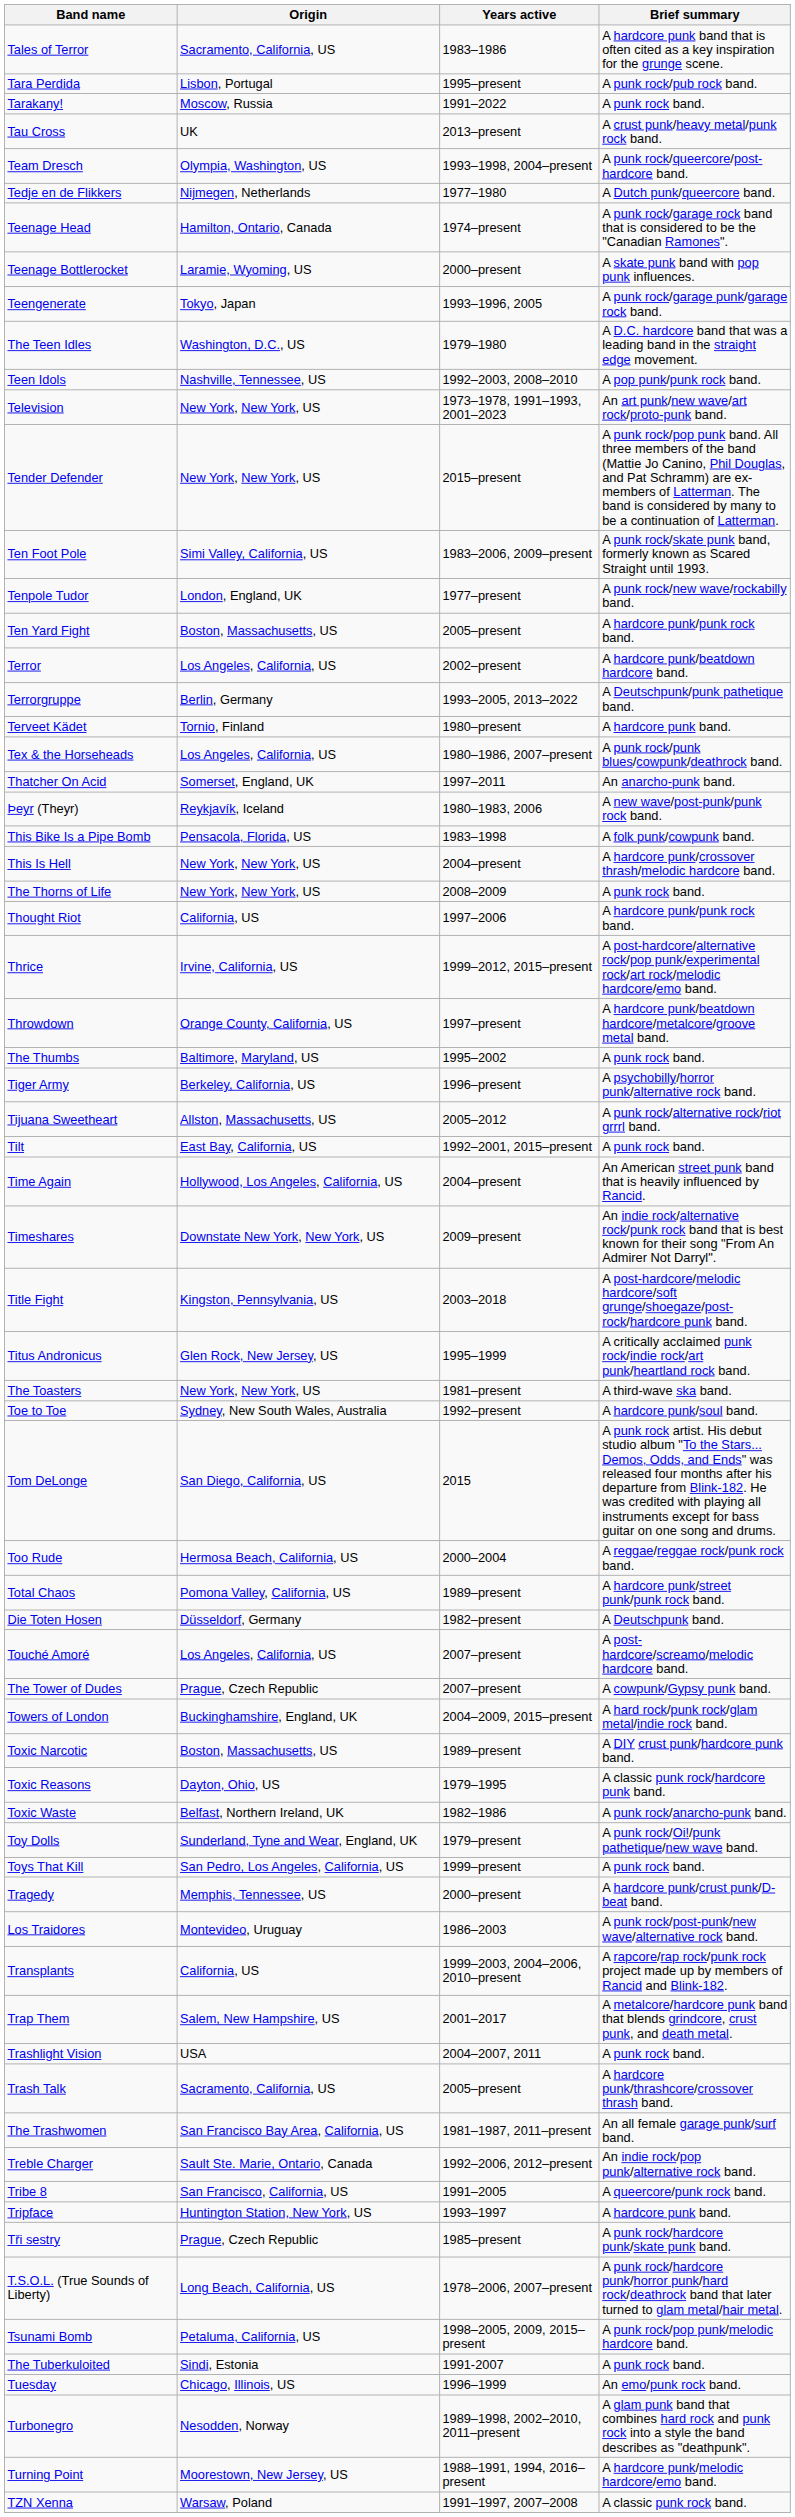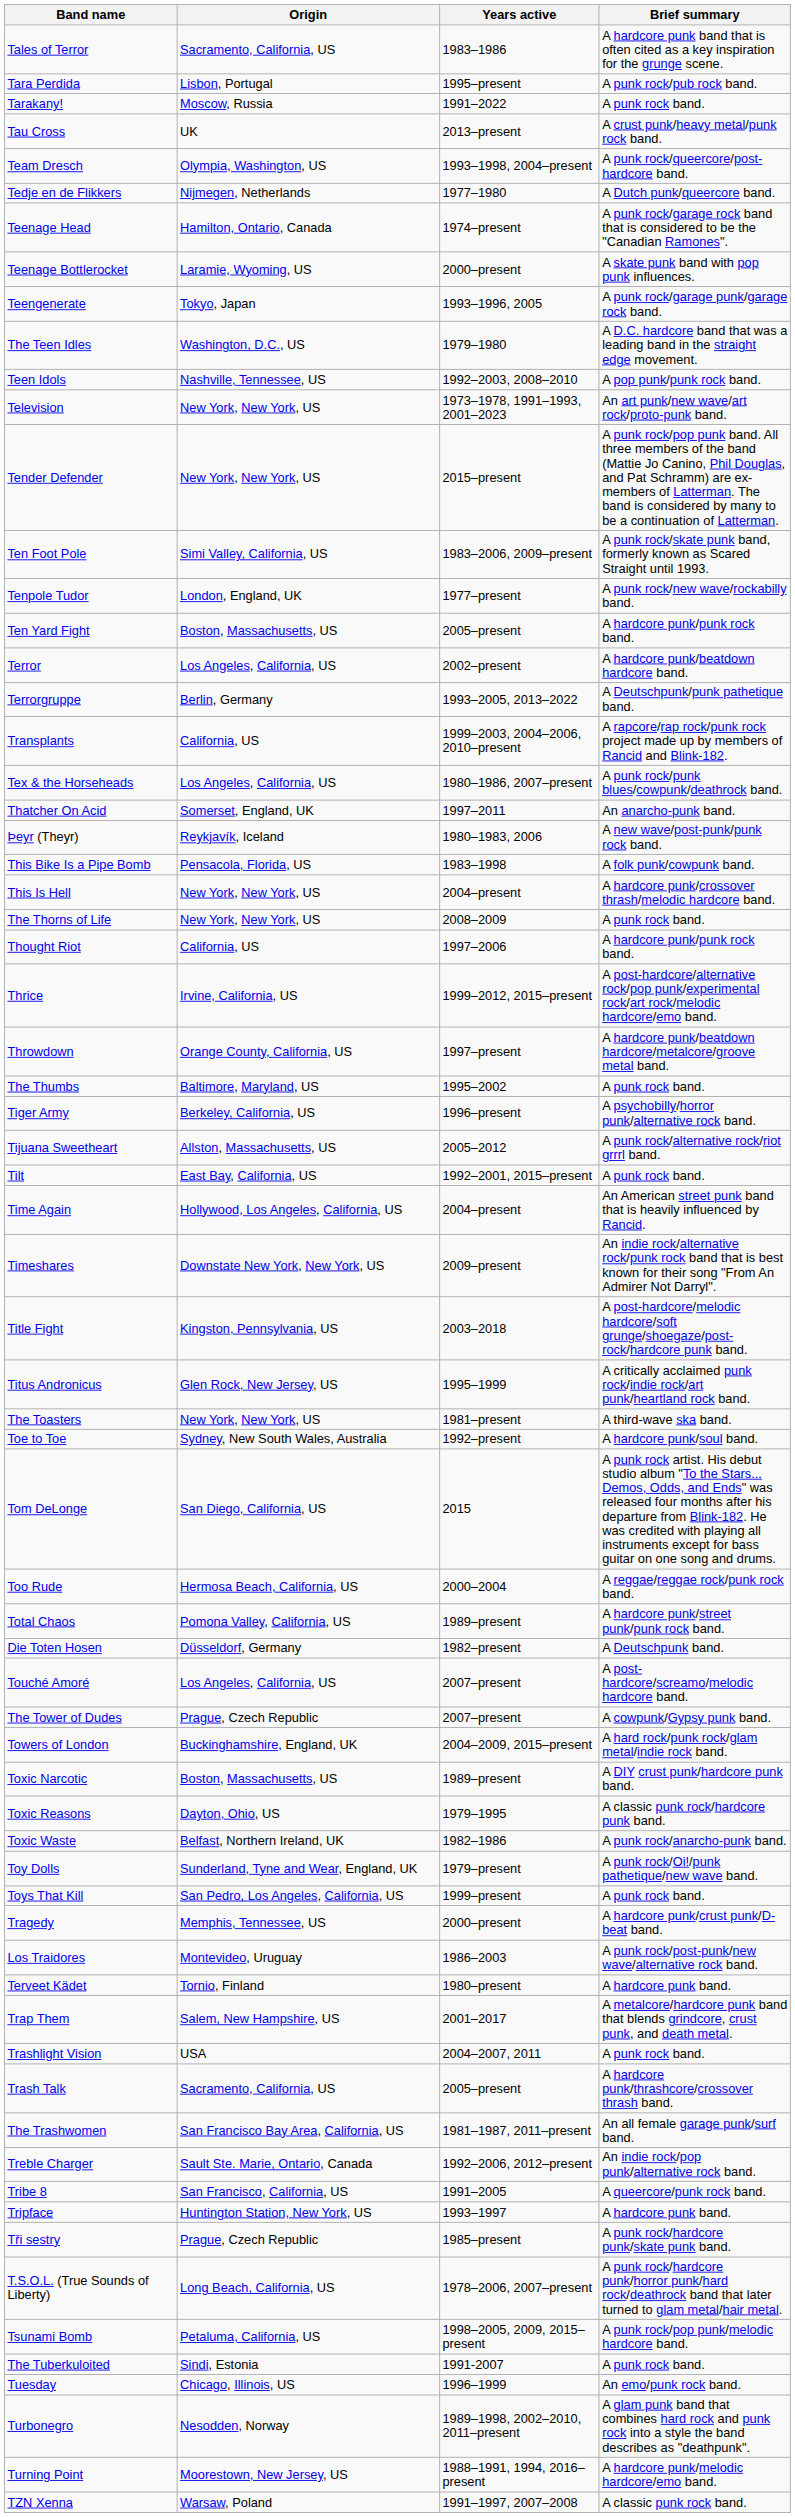rows swapped: (47, 727) <-> (41, 1971)
